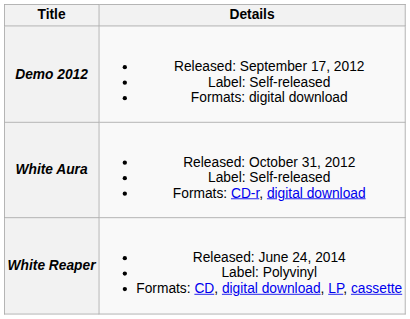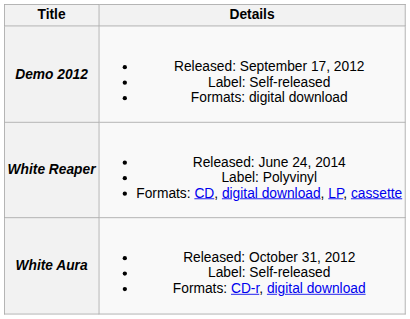rows swapped: (52, 169) <-> (52, 265)
